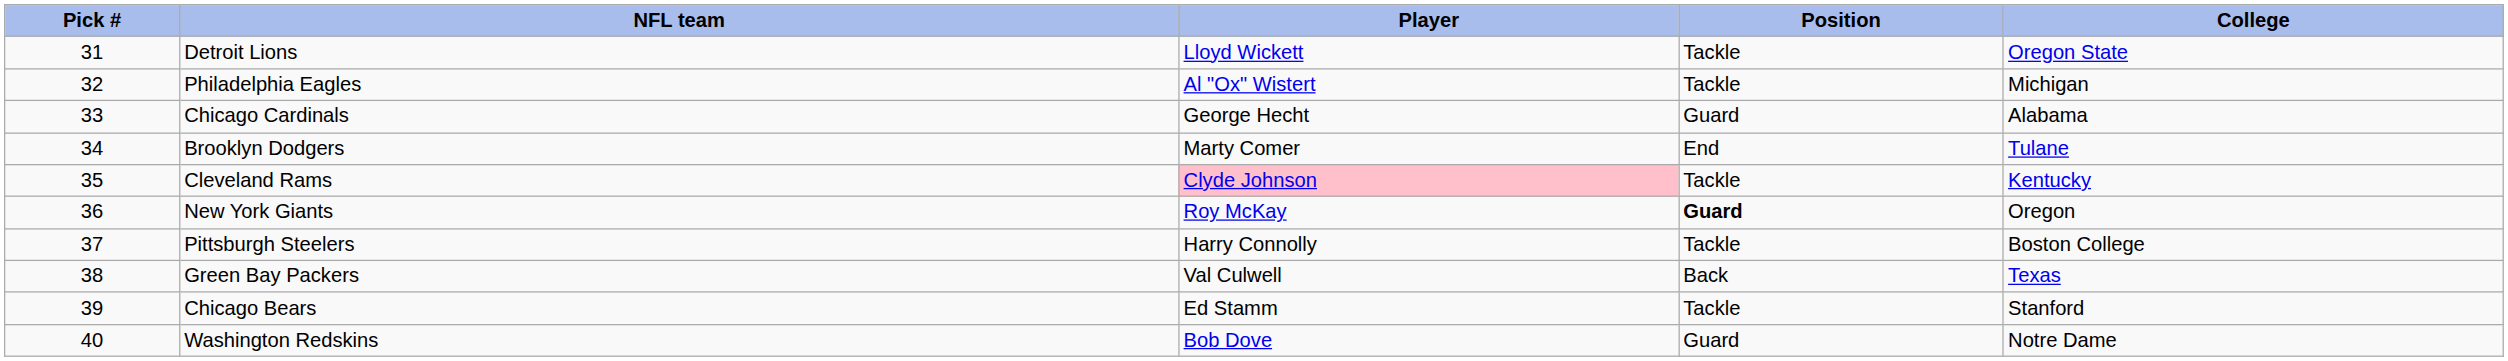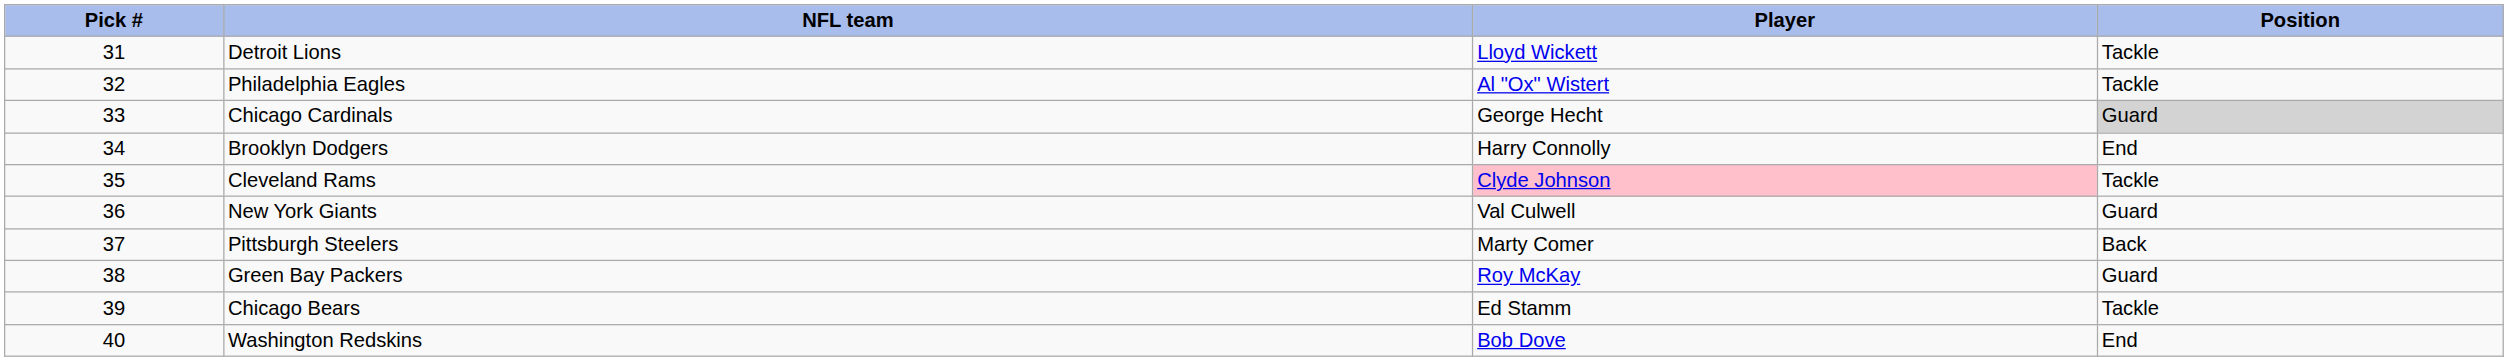- column: (2253, 20)
(1711, 116) no background -> (2130, 116) lightgrey background
(1242, 148) Marty Comer -> (1544, 148) Harry Connolly
(1235, 212) Roy McKay -> (1526, 212) Val Culwell
(1713, 212) bold -> (2130, 212) normal
(1250, 244) Harry Connolly -> (1535, 244) Marty Comer
(1712, 244) Tackle -> (2124, 244) Back
(1233, 276) Val Culwell -> (1529, 276) Roy McKay
(1706, 276) Back -> (2130, 276) Guard
(1711, 340) Guard -> (2120, 340) End
